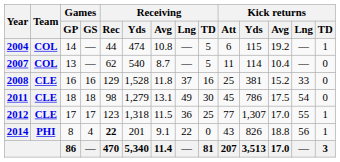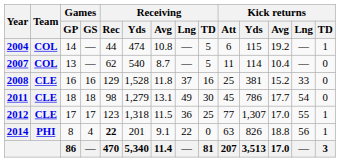(280, 98) 17.5 -> (280, 98) 17.7
(229, 132) 43 -> (229, 132) 63
